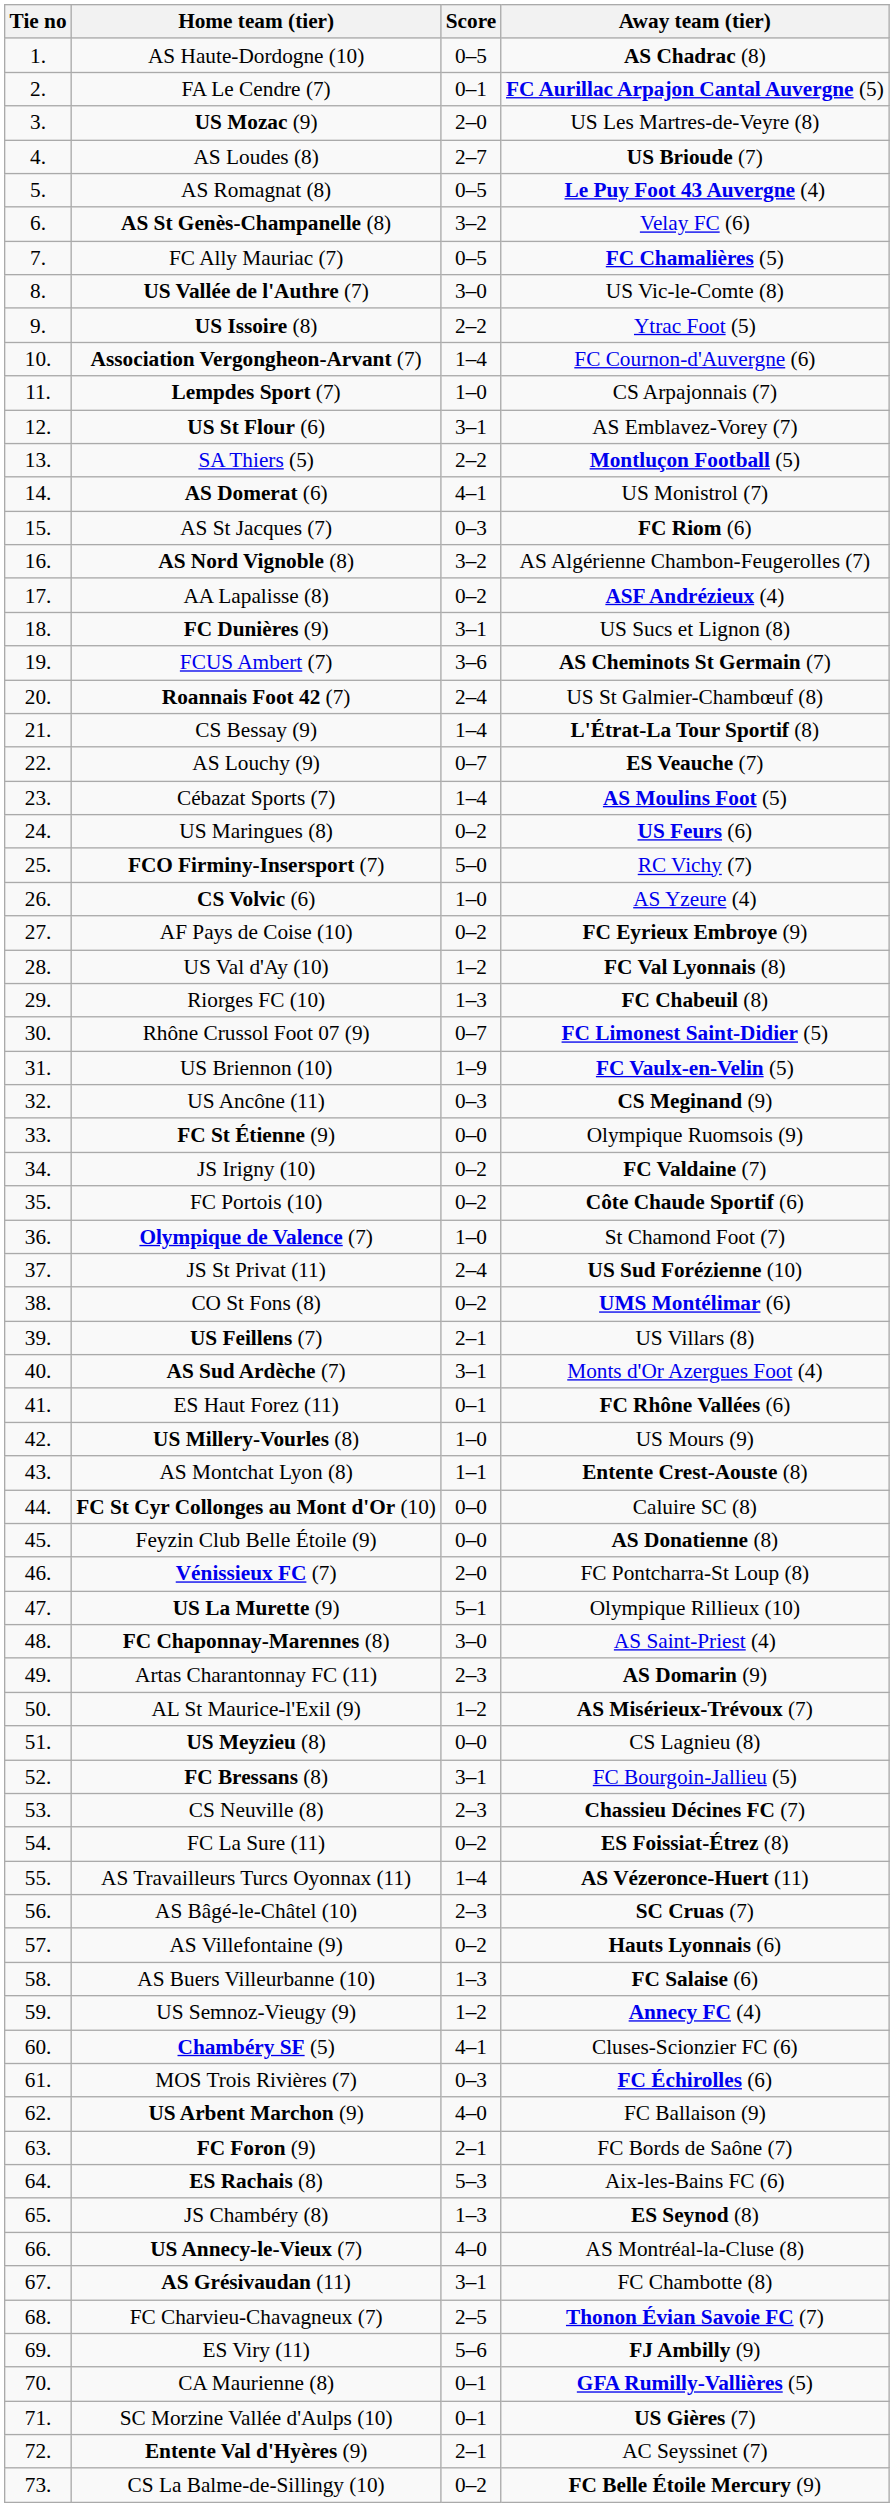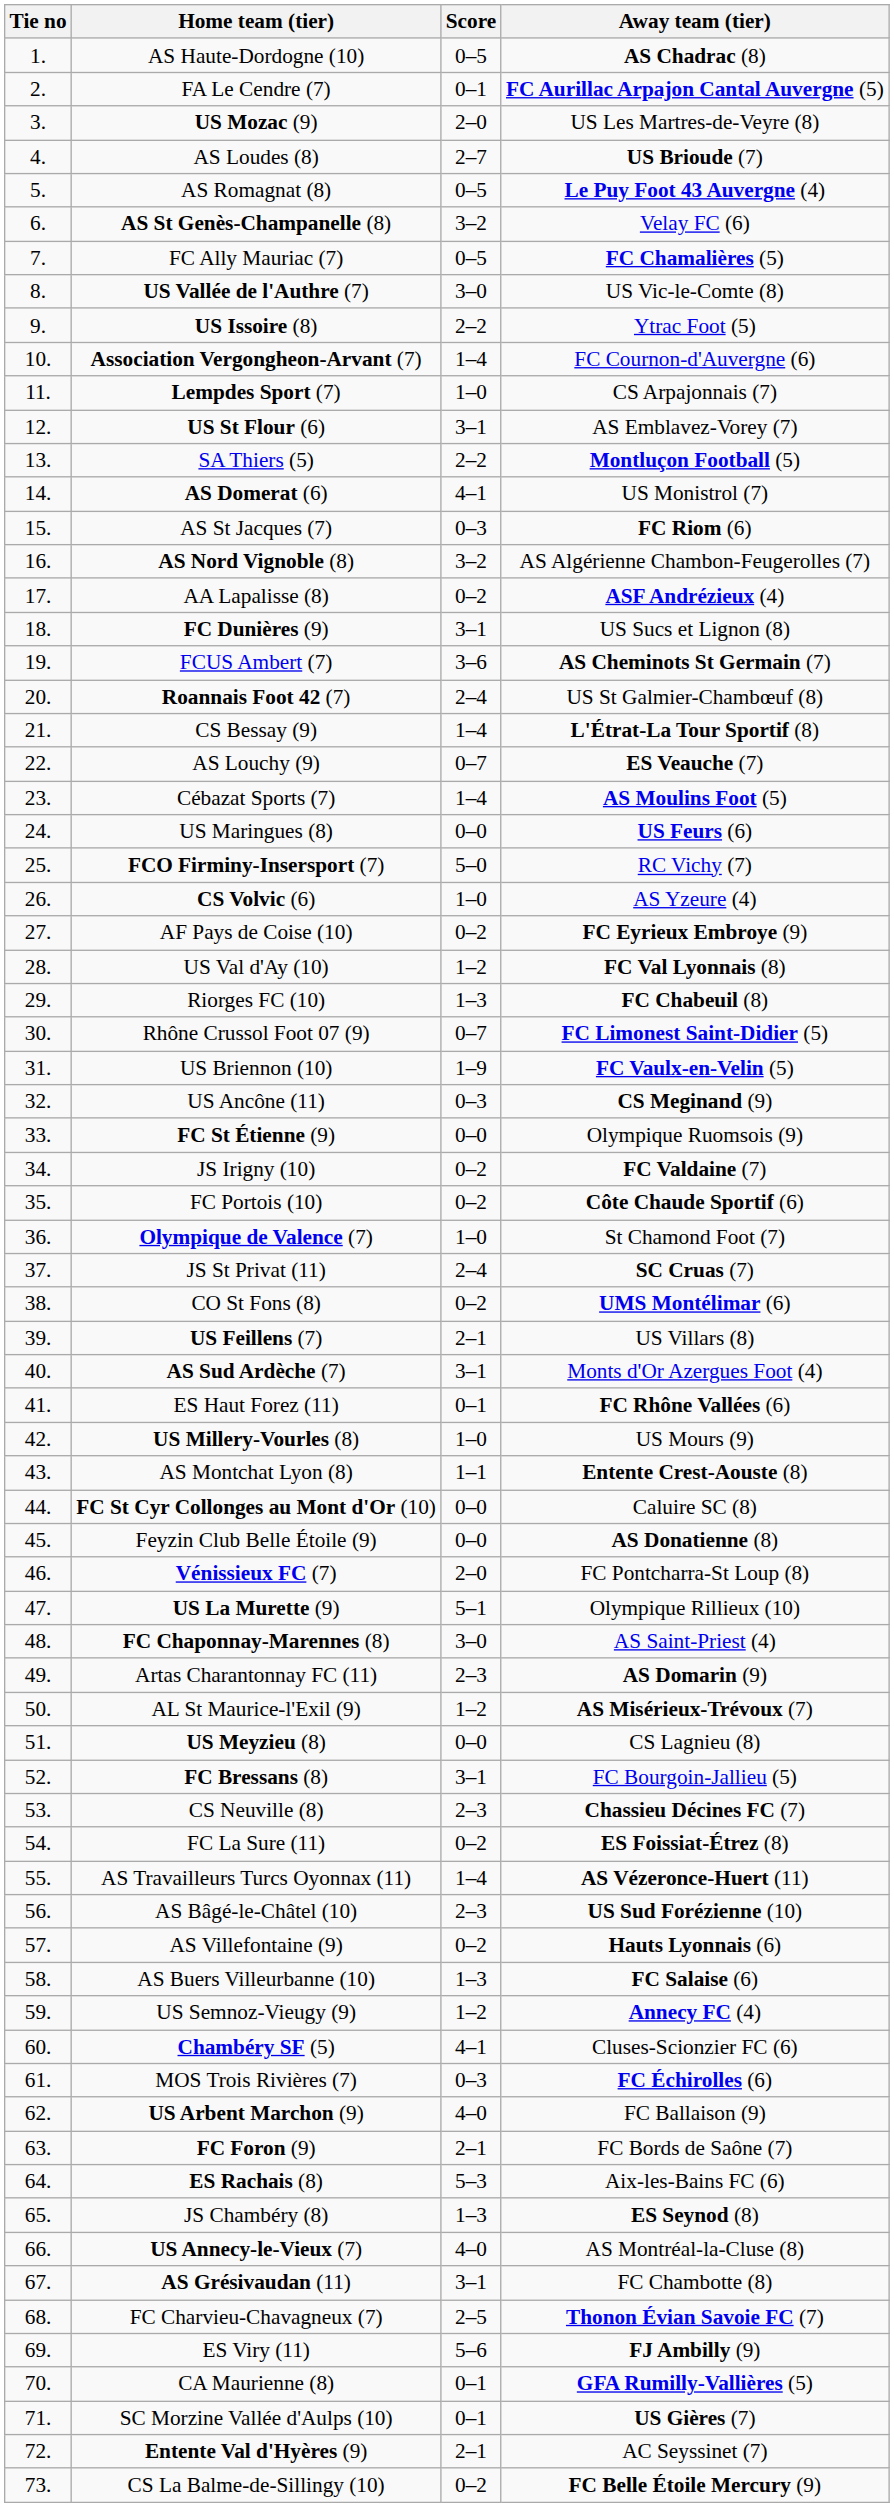(471, 831) 0–2 -> (471, 831) 0–0
(695, 1270) US Sud Forézienne (10) -> (695, 1270) SC Cruas (7)
(695, 1911) SC Cruas (7) -> (695, 1911) US Sud Forézienne (10)
